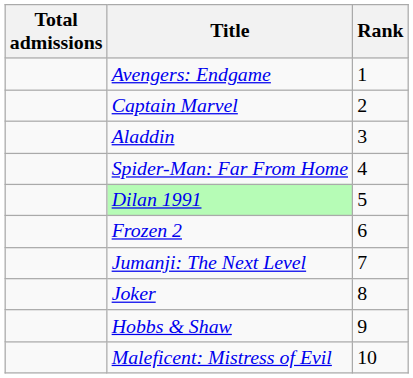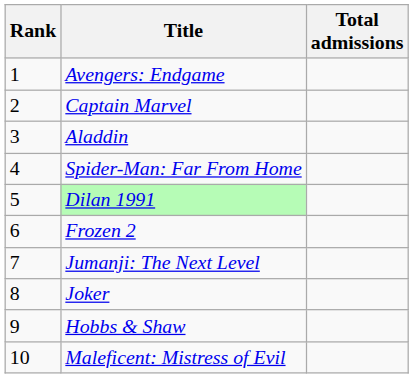columns swapped: (380, 31) <-> (56, 31)
